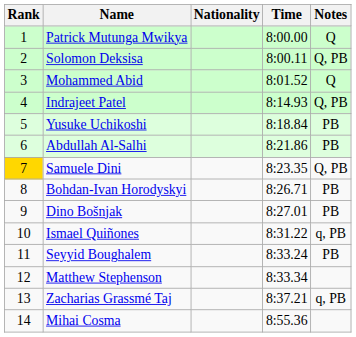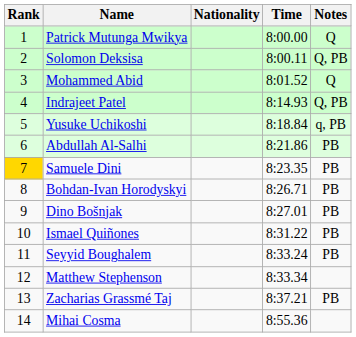(331, 124) PB -> (331, 124) q, PB
(331, 168) Q, PB -> (331, 168) PB
(331, 233) q, PB -> (331, 233) PB
(331, 299) q, PB -> (331, 299) PB
